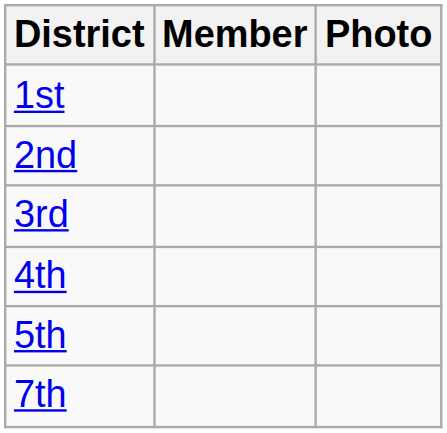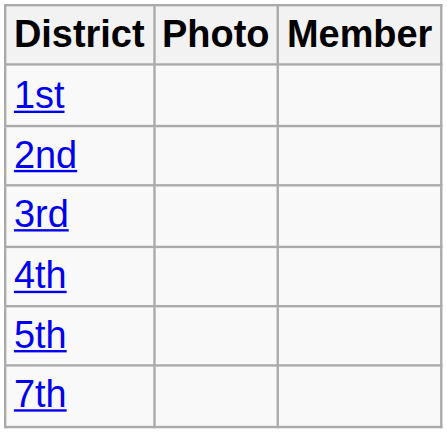columns swapped: (235, 34) <-> (379, 34)
